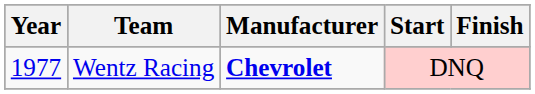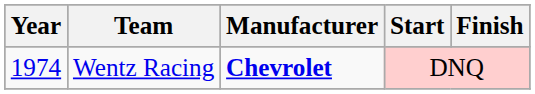(36, 67) 1977 -> (36, 67) 1974
